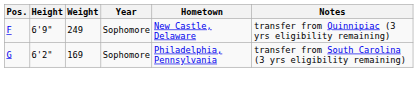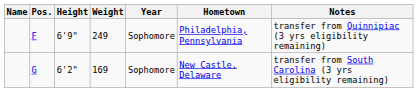+ column: (17, 11)
(183, 31) New Castle, Delaware -> (213, 36) Philadelphia, Pennsylvania
(188, 55) Philadelphia, Pennsylvania -> (208, 70) New Castle, Delaware
